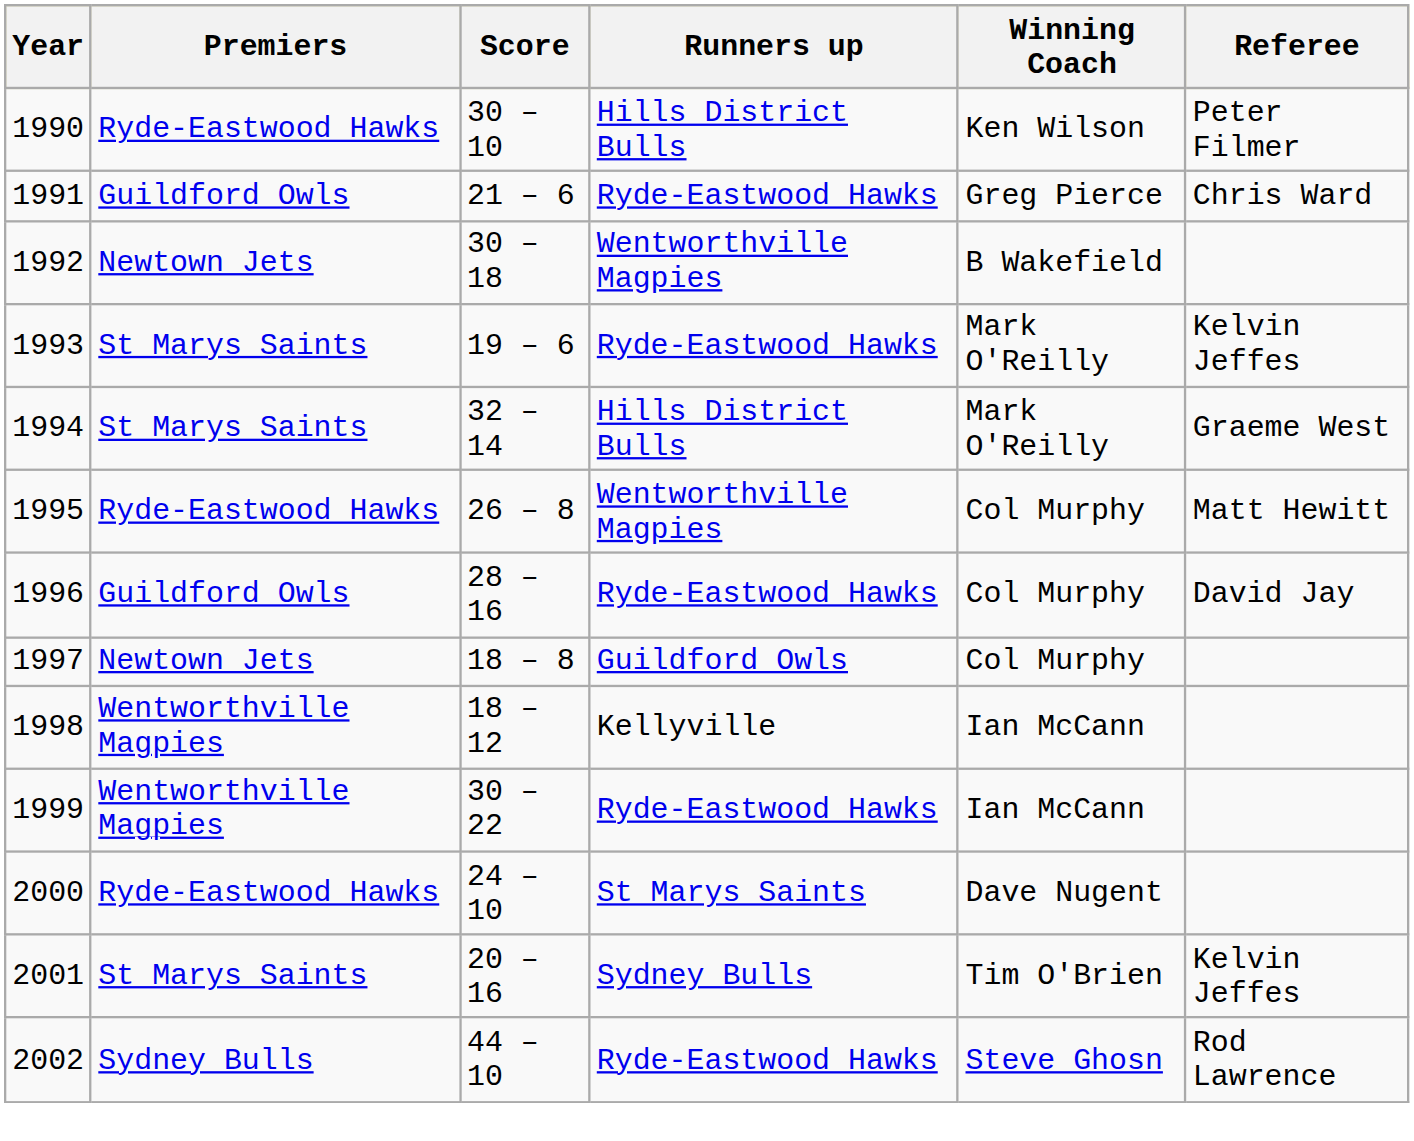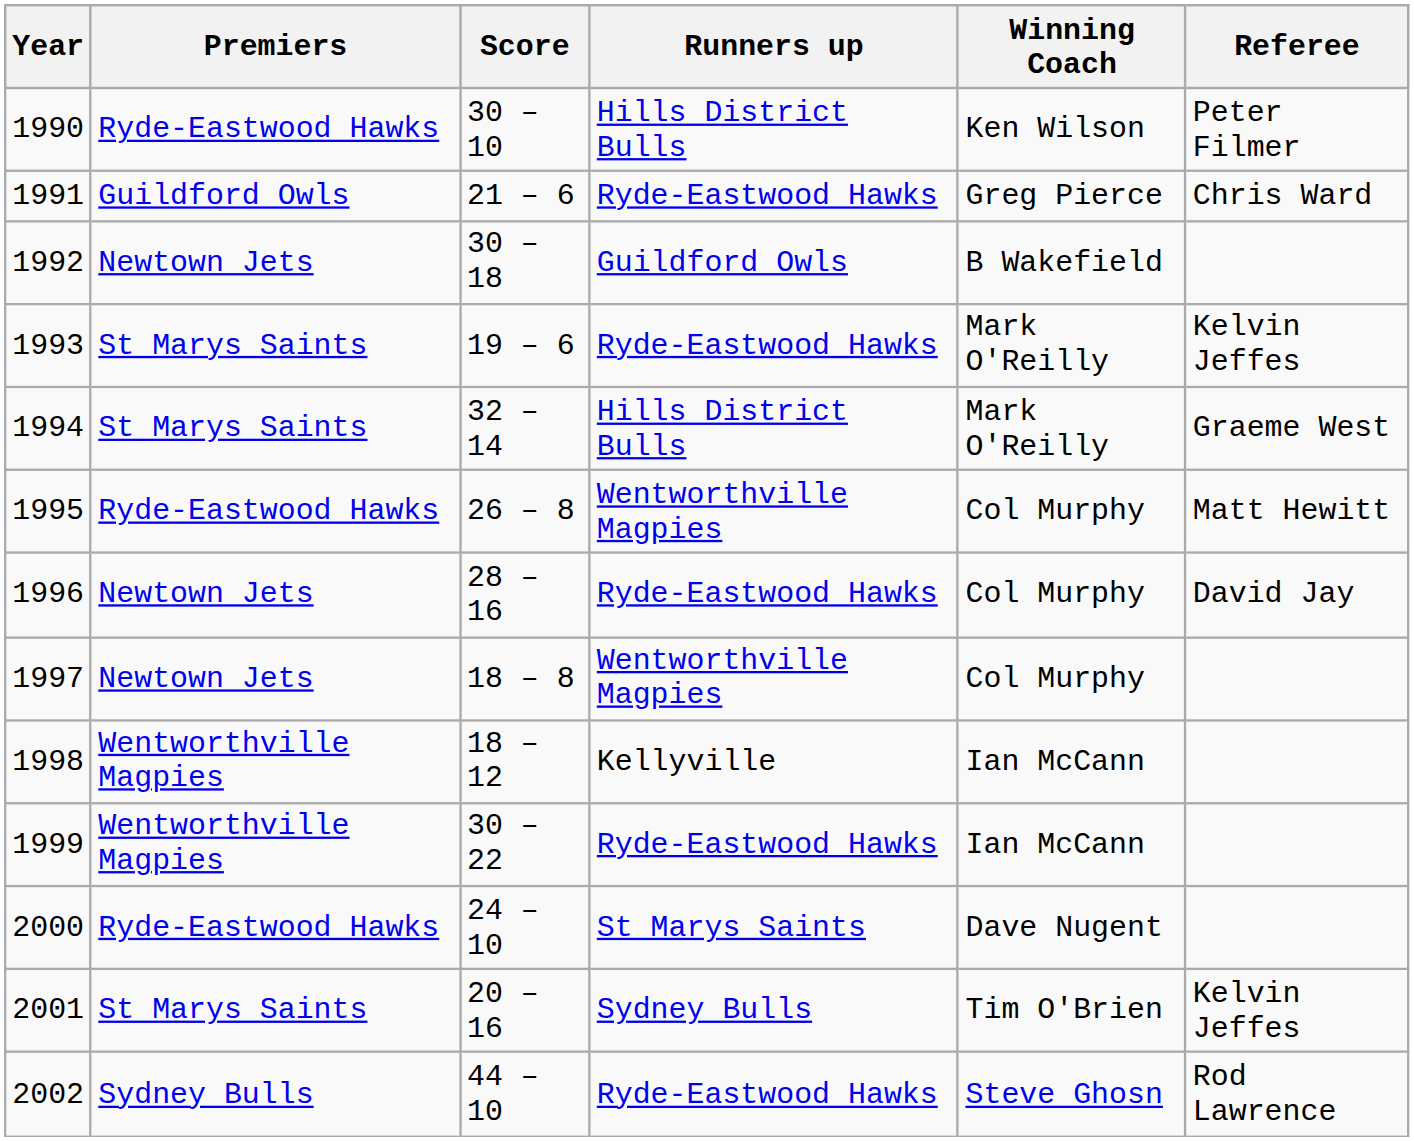(722, 262) Wentworthville Magpies -> (722, 262) Guildford Owls
(224, 595) Guildford Owls -> (206, 595) Newtown Jets
(722, 661) Guildford Owls -> (722, 678) Wentworthville Magpies
